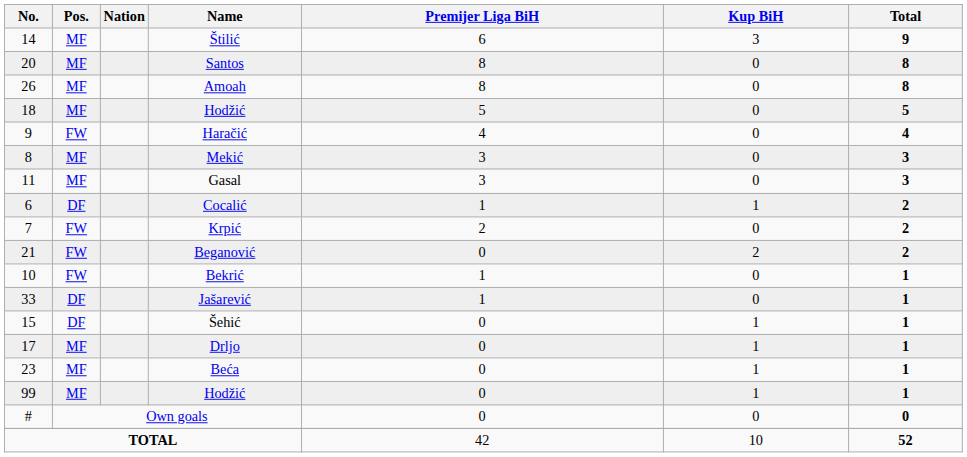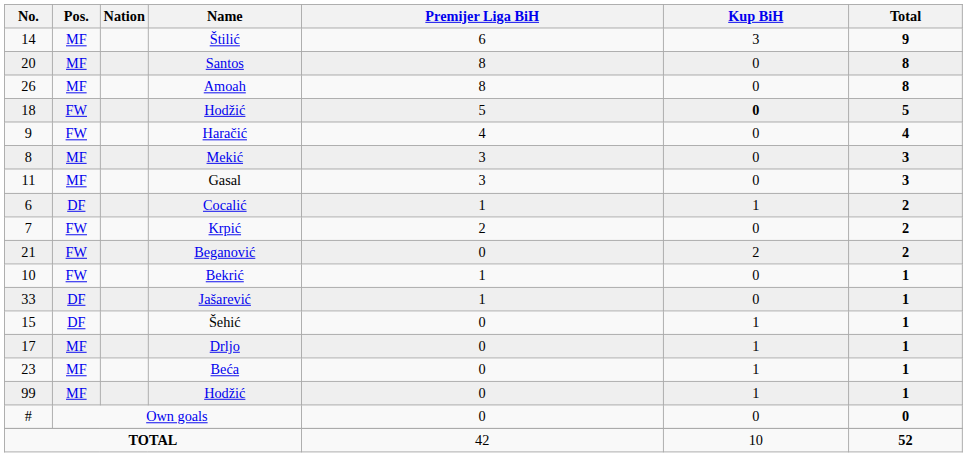(76, 110) MF -> (76, 110) FW
(756, 110) normal -> (756, 110) bold
